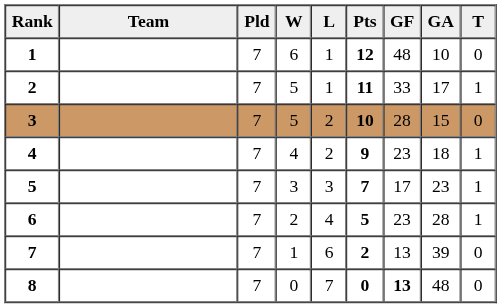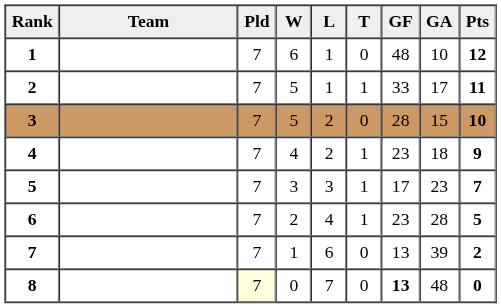columns swapped: (478, 21) <-> (365, 21)
(257, 285) no background -> (257, 285) lightyellow background
